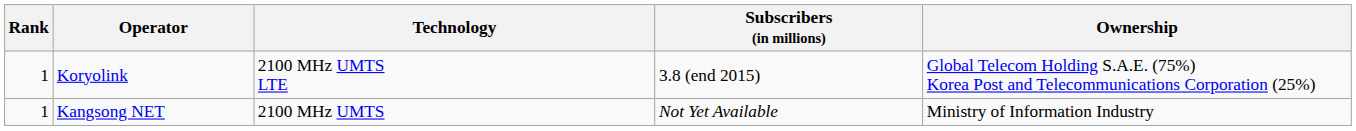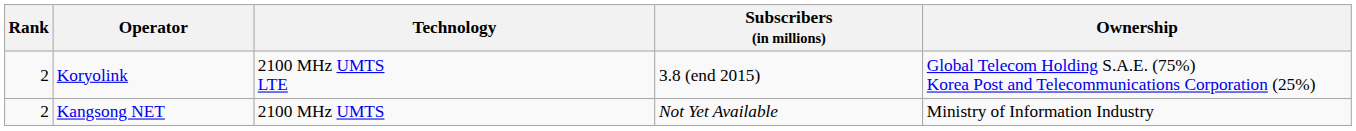(45, 74) 1 -> (45, 74) 2
(45, 111) 1 -> (45, 111) 2
